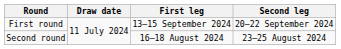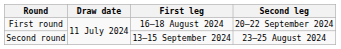(182, 24) 13–15 September 2024 -> (182, 24) 16–18 August 2024
(182, 38) 16–18 August 2024 -> (182, 38) 13–15 September 2024
